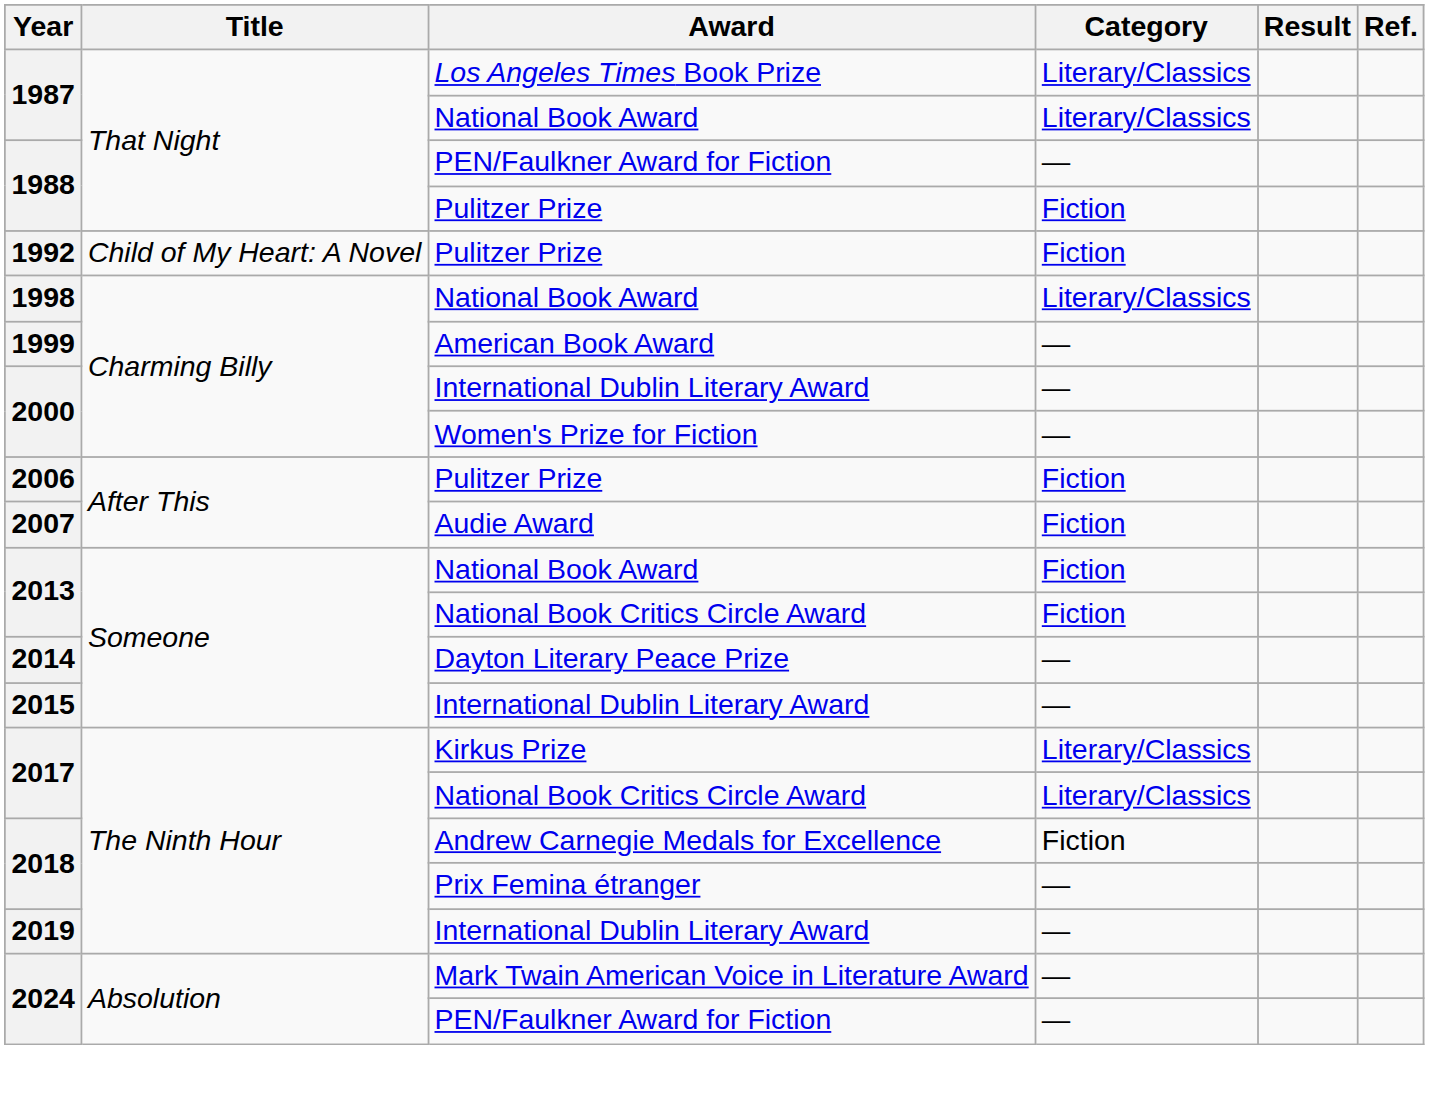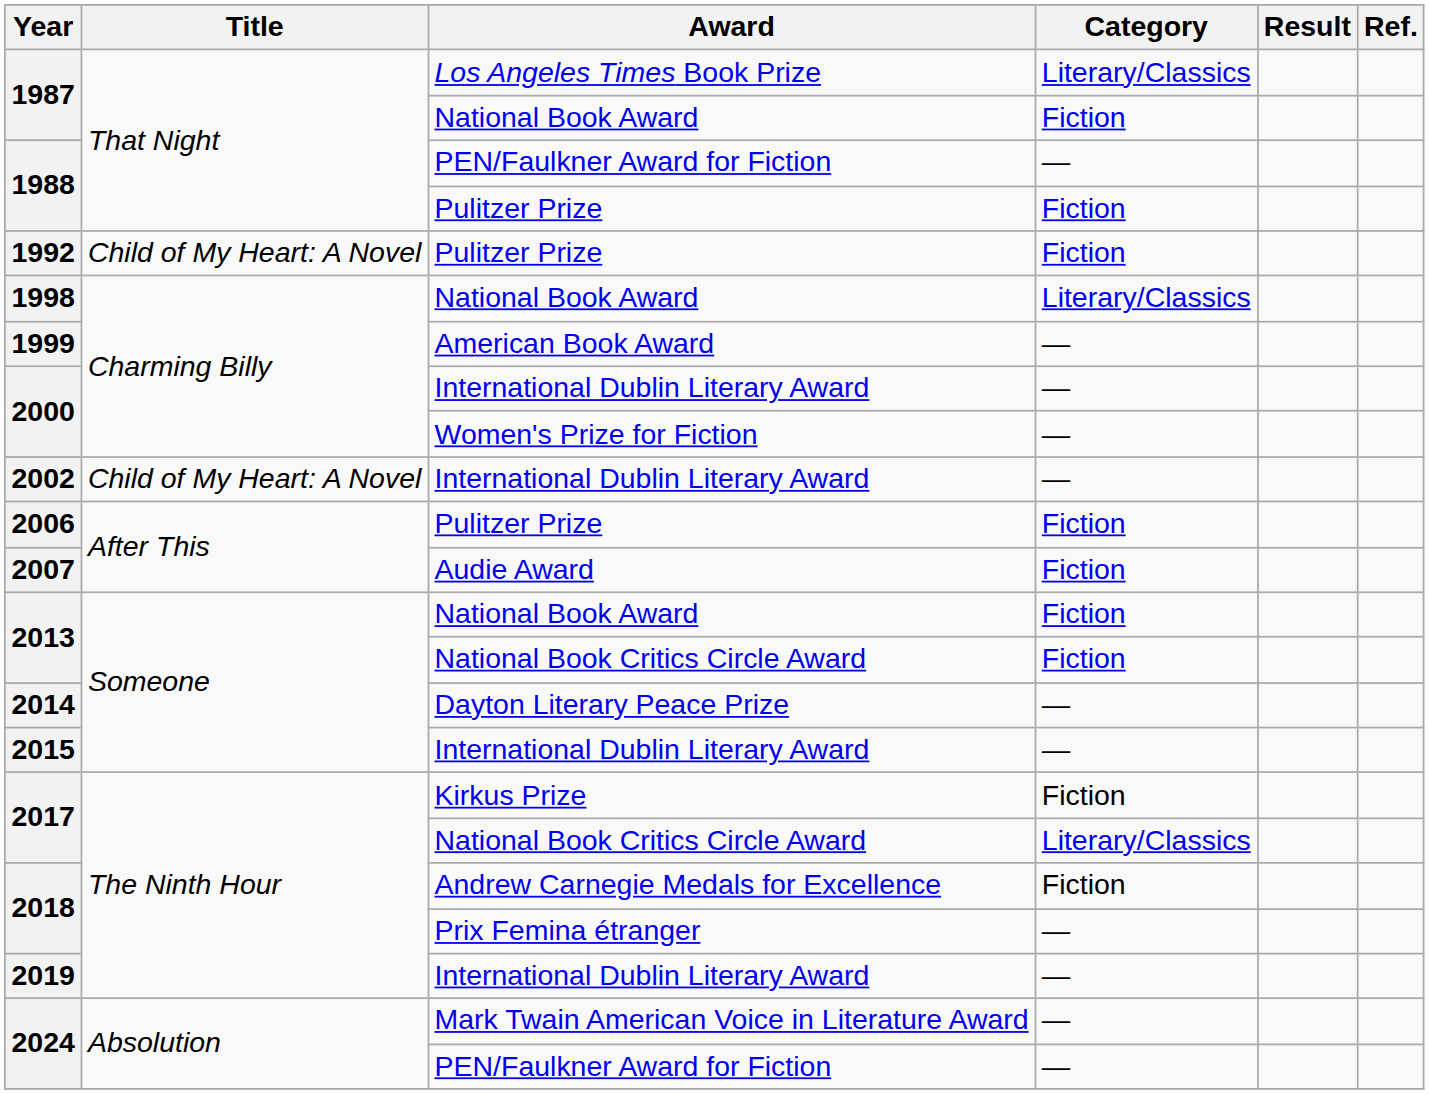(1146, 117) Literary/Classics -> (1084, 117) Fiction
+ row: (43, 478)
(1146, 749) Literary/Classics -> (1084, 794) Fiction
